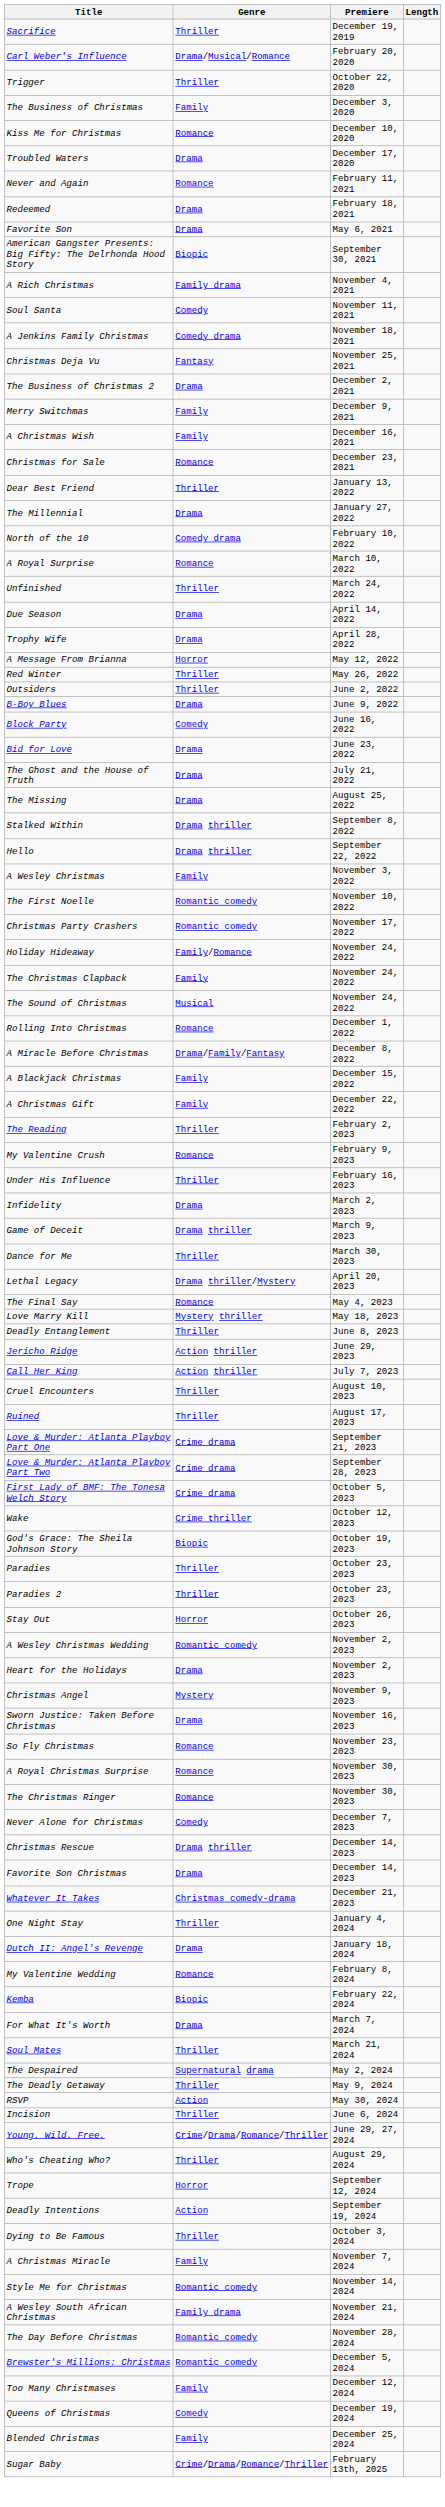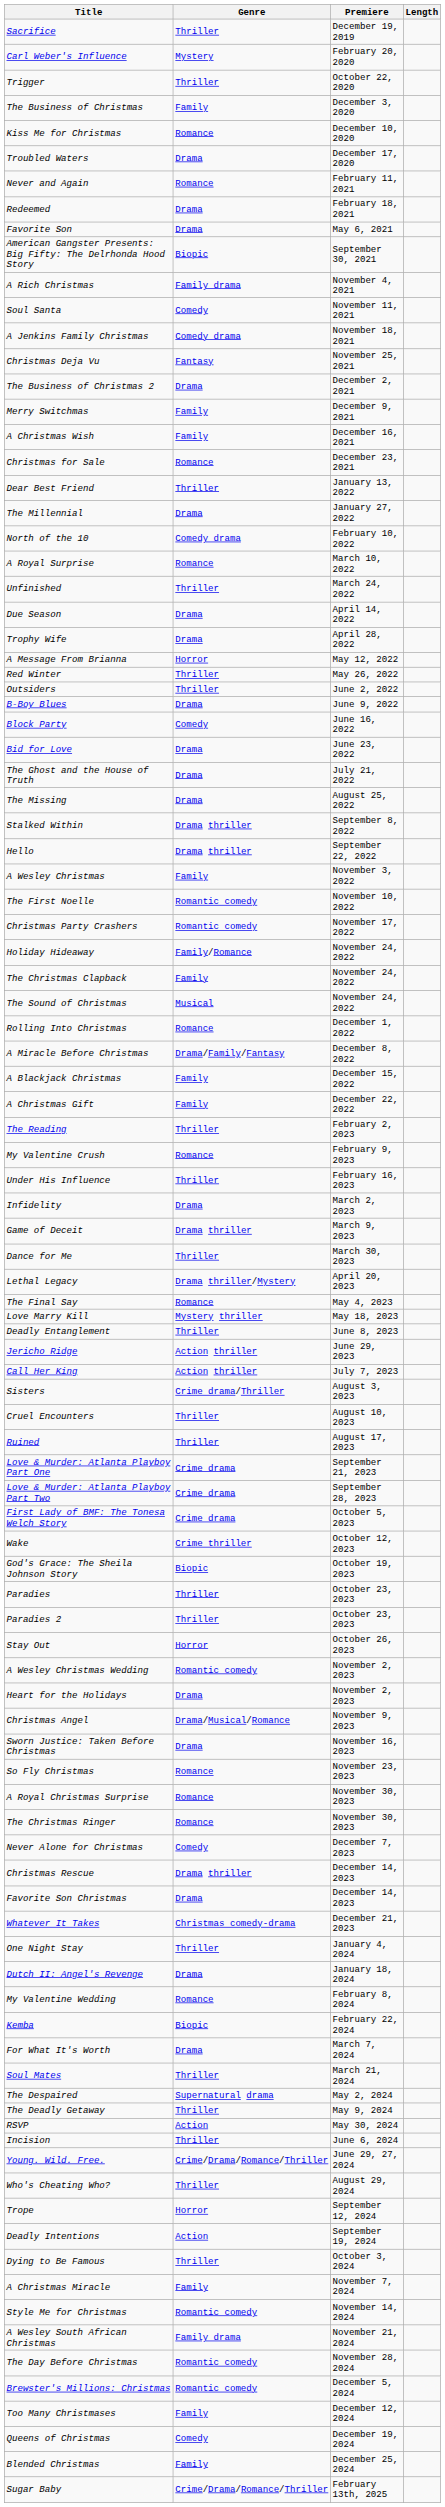(233, 57) Drama/Musical/Romance -> (194, 57) Mystery
+ row: (26, 1392)
(194, 1696) Mystery -> (233, 1721) Drama/Musical/Romance
